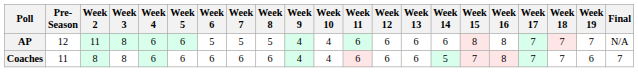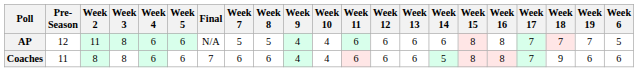columns swapped: (212, 19) <-> (620, 19)
(475, 59) 7 -> (473, 59) 8
(562, 59) 7 -> (560, 59) 9
